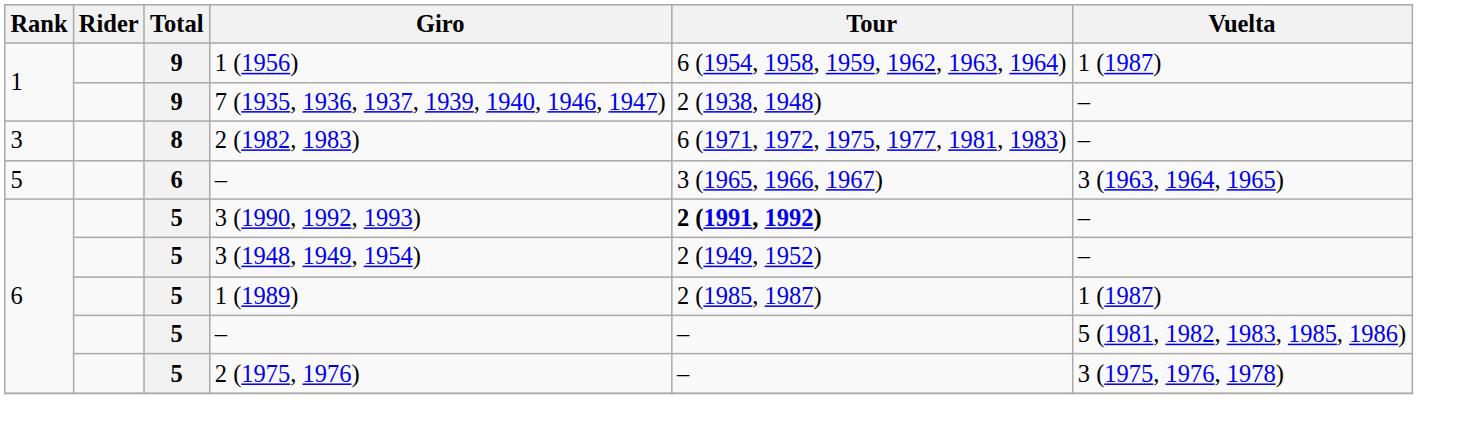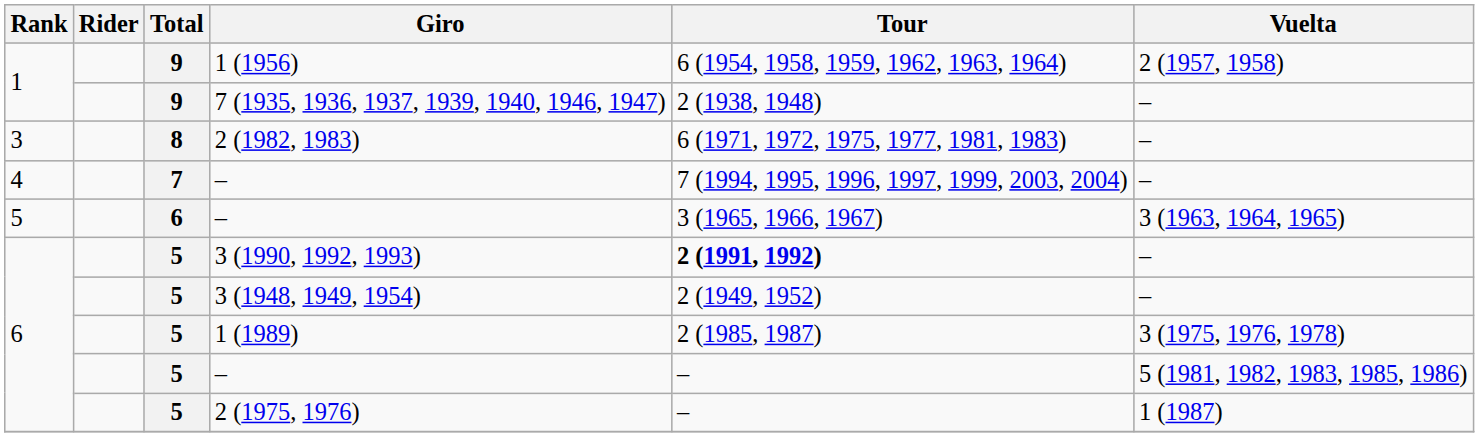(1120, 62) 1 (1987) -> (1211, 62) 2 (1957, 1958)
+ row: (17, 179)
(1120, 295) 1 (1987) -> (1242, 334) 3 (1975, 1976, 1978)
(1181, 373) 3 (1975, 1976, 1978) -> (1181, 412) 1 (1987)
